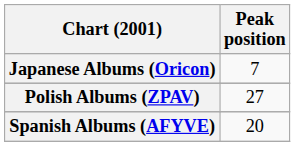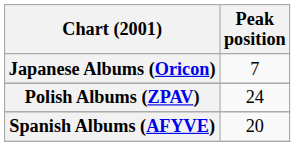(255, 97) 27 -> (255, 97) 24
